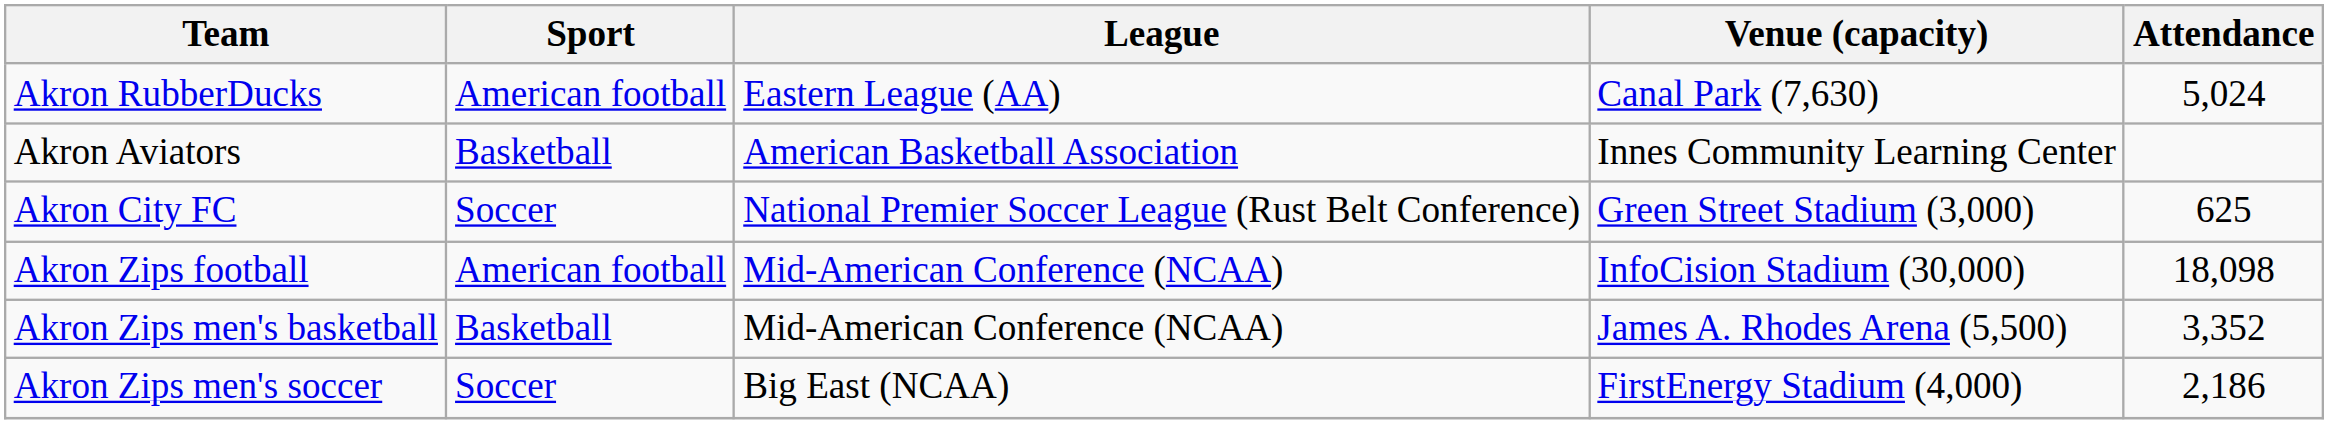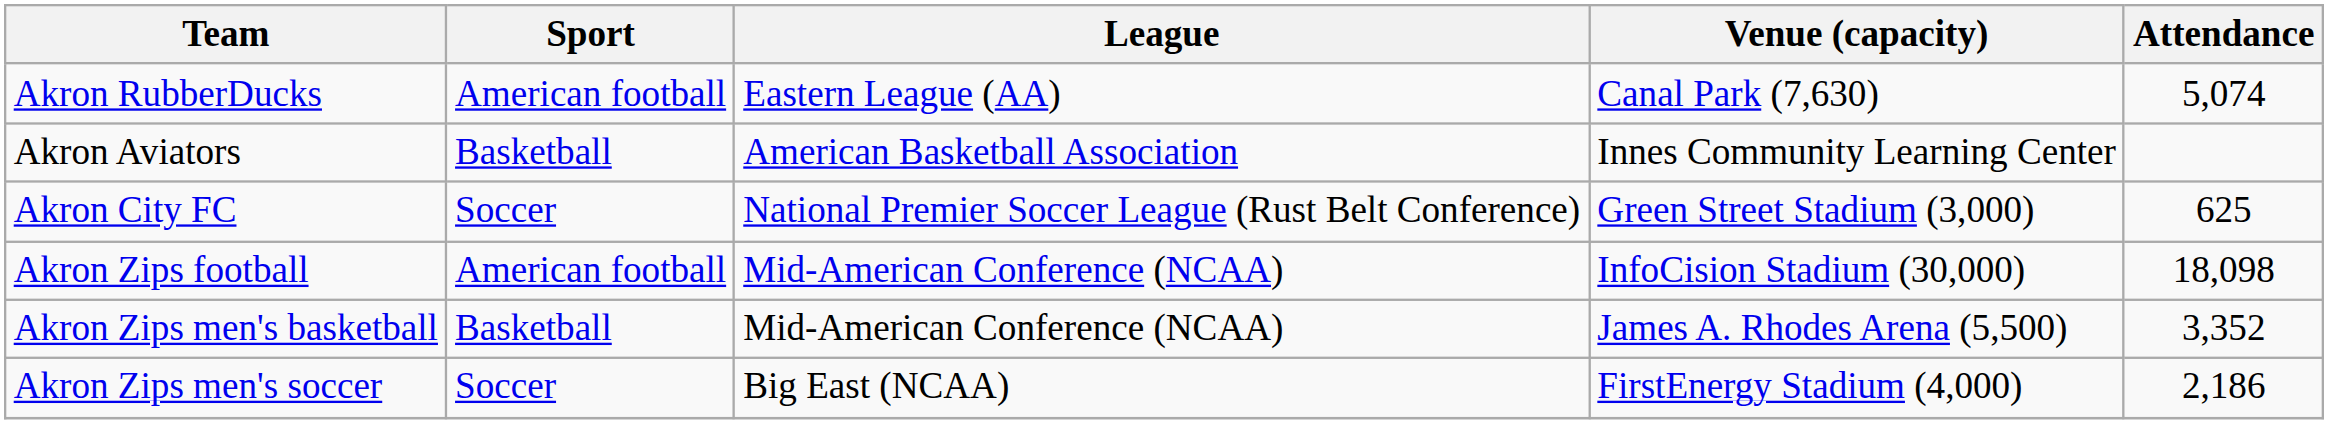(2224, 92) 5,024 -> (2224, 92) 5,074
